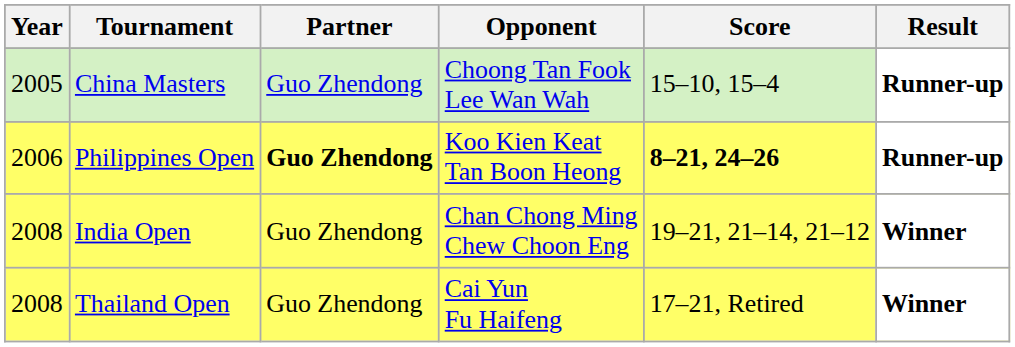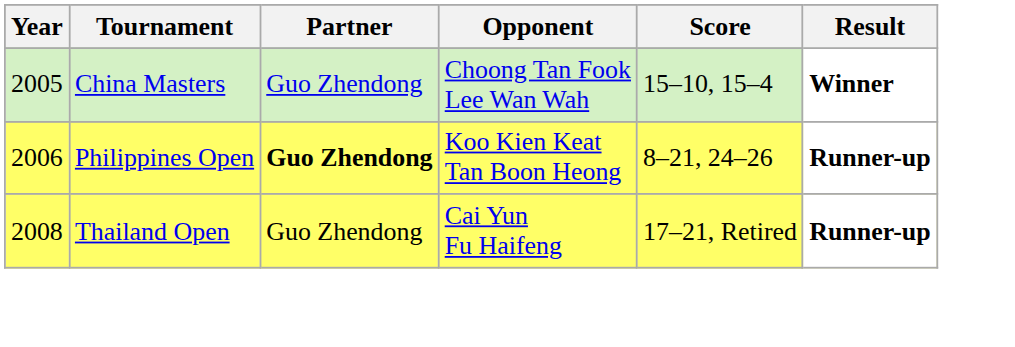(943, 84) Runner-up -> (851, 84) Winner
(714, 157) bold -> (708, 157) normal
- row: (133, 231)
(924, 304) Winner -> (870, 231) Runner-up
